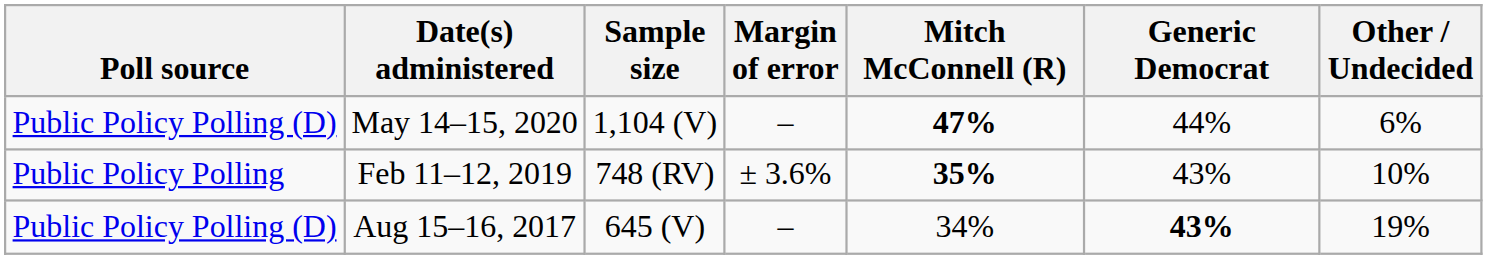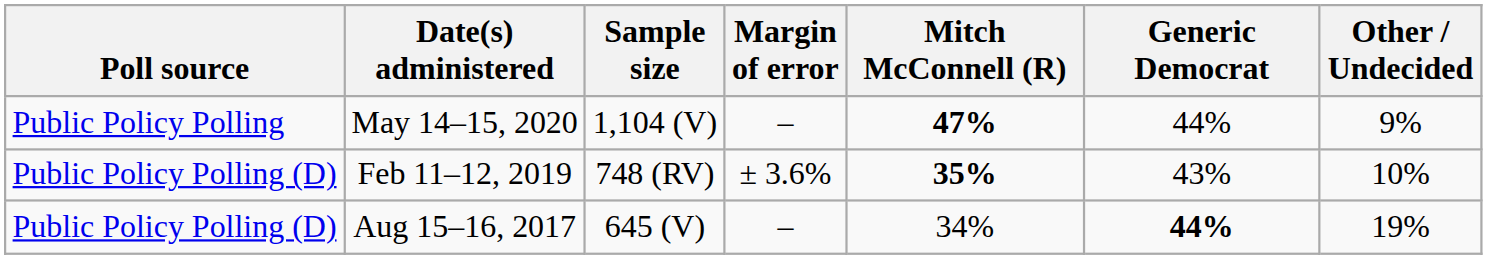(175, 121) Public Policy Polling (D) -> (148, 121) Public Policy Polling
(1401, 121) 6% -> (1401, 121) 9%
(148, 174) Public Policy Polling -> (175, 174) Public Policy Polling (D)
(1202, 227) 43% -> (1202, 227) 44%
